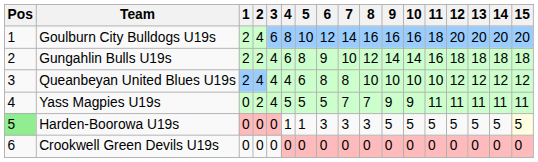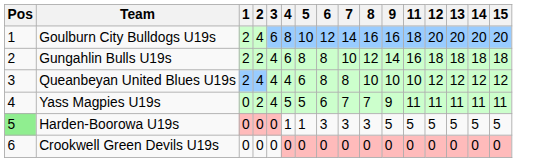- column: (414, 15)
(324, 59) 9 -> (324, 59) 8
(324, 102) 5 -> (324, 102) 6
(518, 124) lightyellow background -> (497, 124) no background
